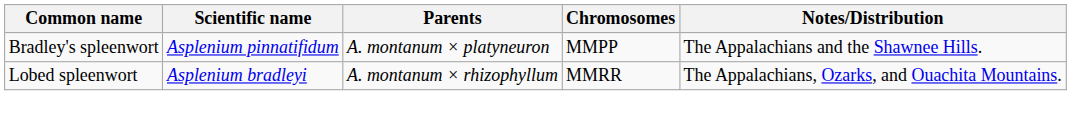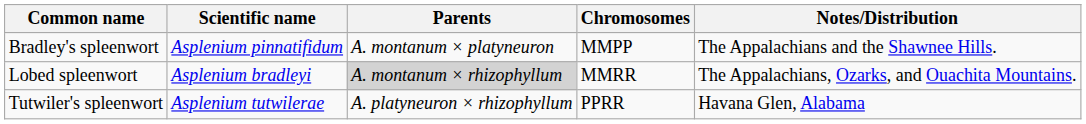(452, 75) no background -> (457, 75) lightgrey background
+ row: (86, 103)
